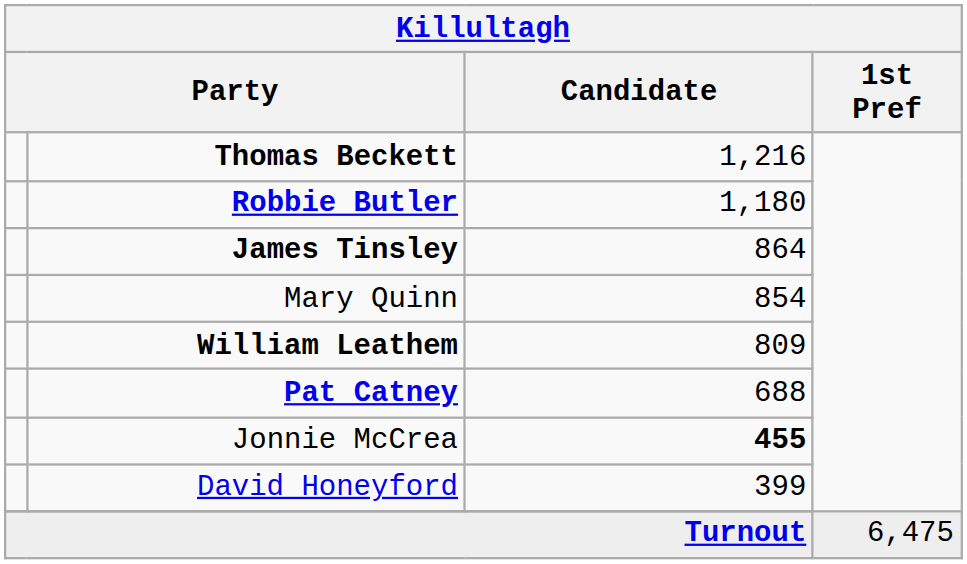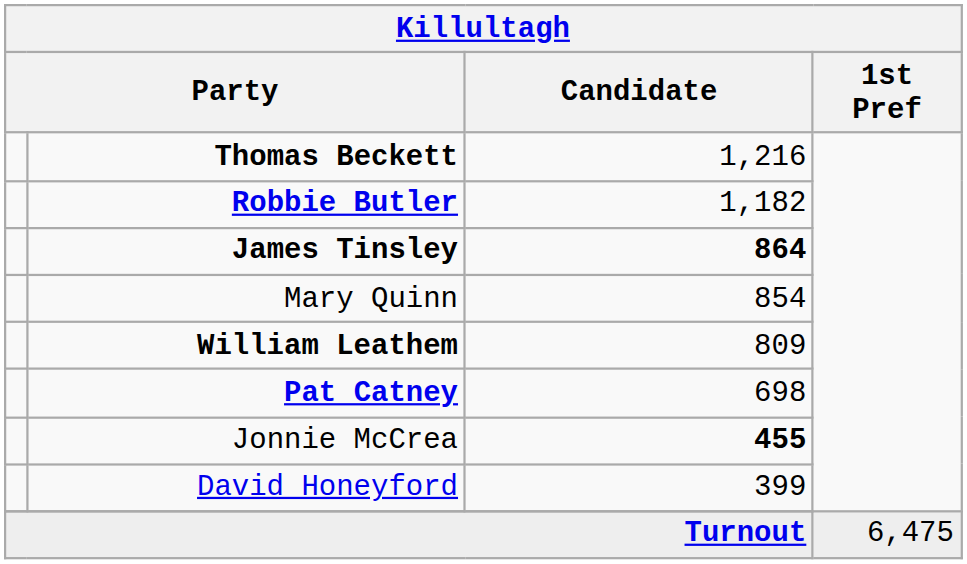(763, 204) 1,180 -> (763, 204) 1,182
(780, 251) normal -> (780, 251) bold
(780, 393) 688 -> (780, 393) 698
